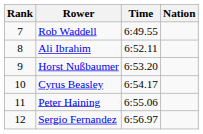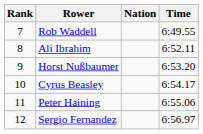columns swapped: (179, 13) <-> (141, 13)
